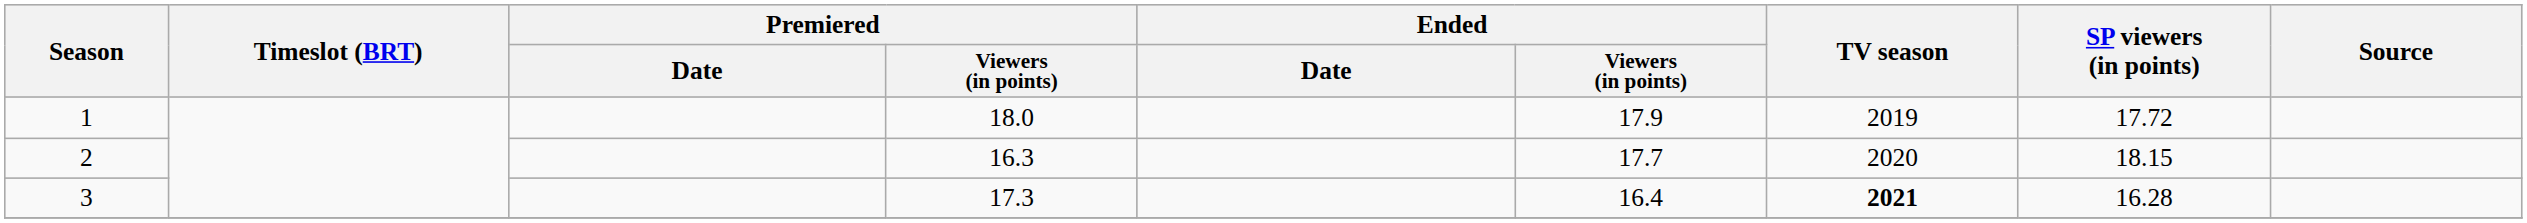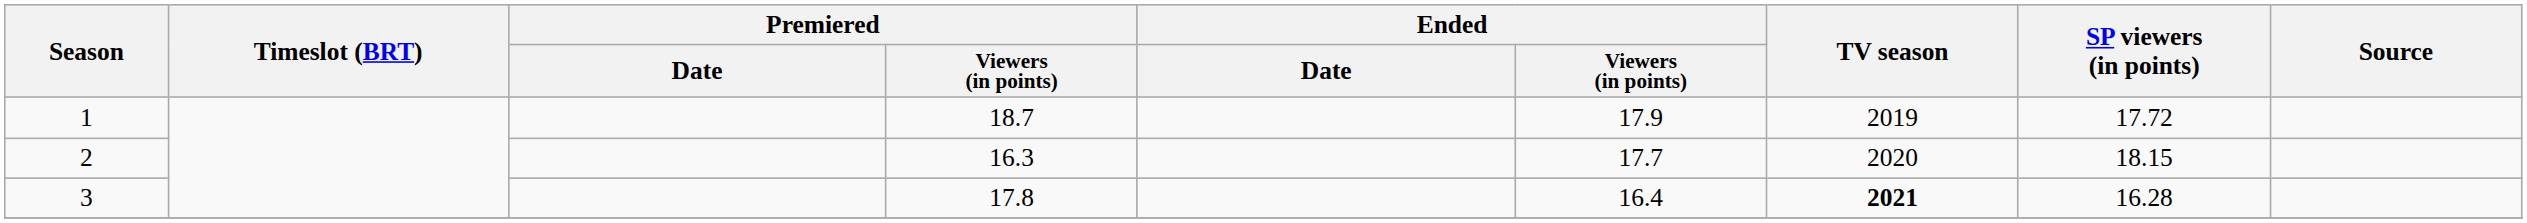(1012, 117) 18.0 -> (1012, 117) 18.7
(1012, 198) 17.3 -> (1012, 198) 17.8
